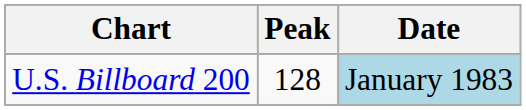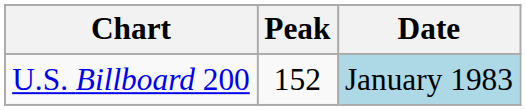(297, 79) 128 -> (297, 79) 152
